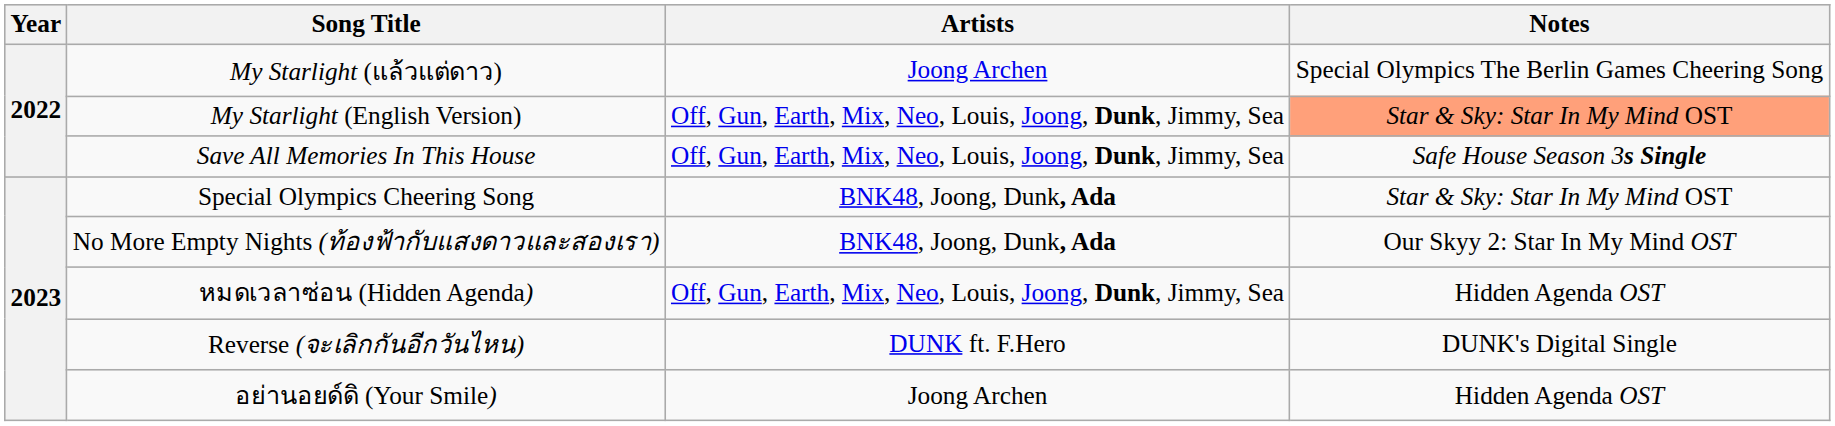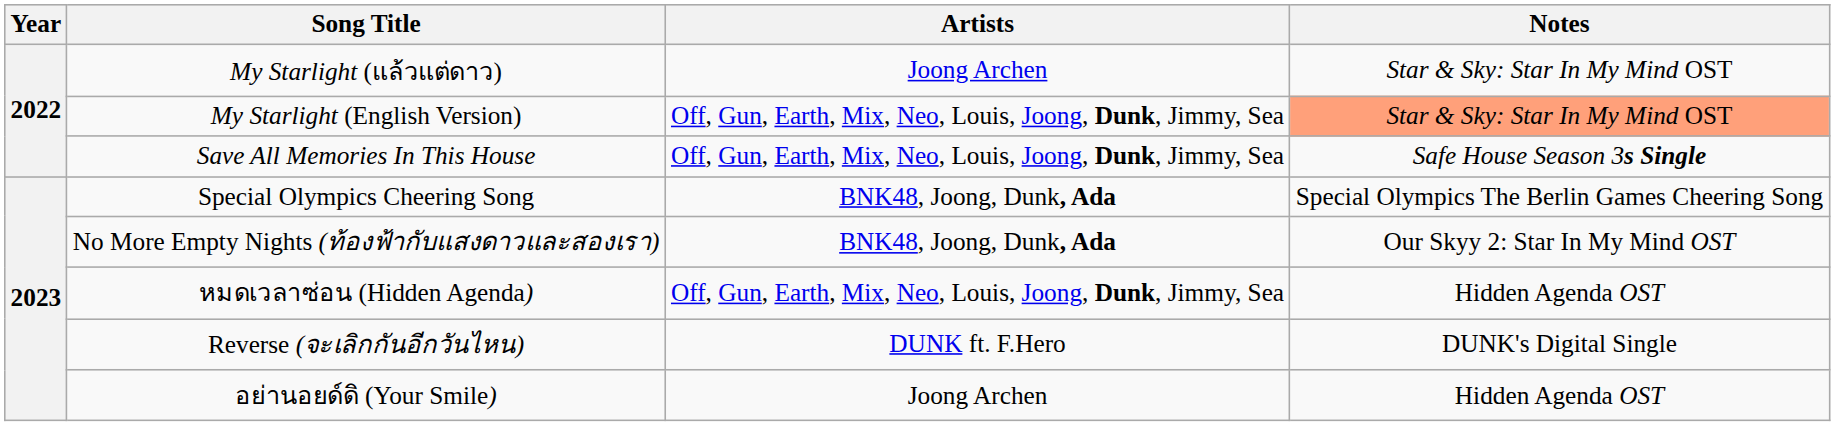(1559, 70) Special Olympics The Berlin Games Cheering Song -> (1559, 70) Star & Sky: Star In My Mind OST
(1559, 195) Star & Sky: Star In My Mind OST -> (1559, 195) Special Olympics The Berlin Games Cheering Song
